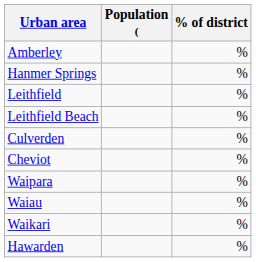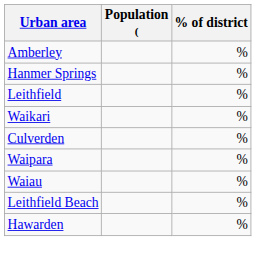rows swapped: (53, 116) <-> (29, 224)
- row: (29, 159)
